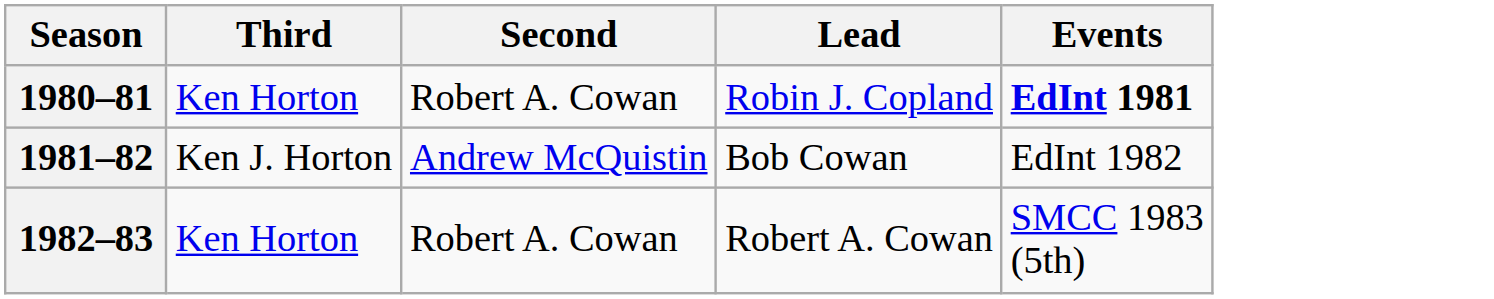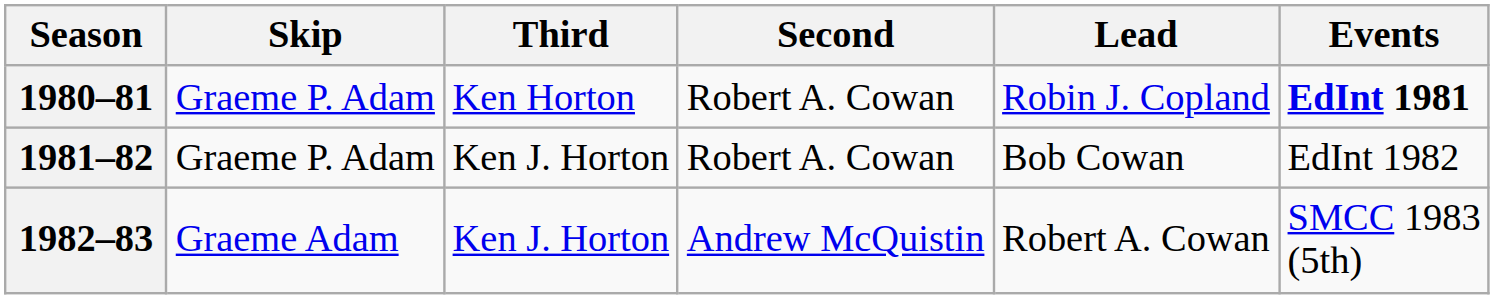+ column: (305, 34)
(559, 156) Andrew McQuistin -> (821, 156) Robert A. Cowan
(267, 239) Ken Horton -> (561, 239) Ken J. Horton
(544, 239) Robert A. Cowan -> (836, 239) Andrew McQuistin
